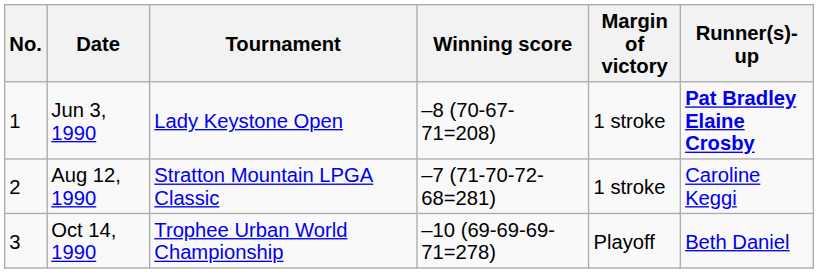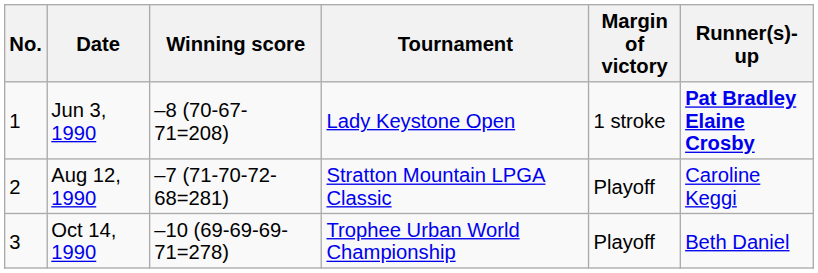columns swapped: (283, 43) <-> (503, 43)
(629, 187) 1 stroke -> (624, 187) Playoff
